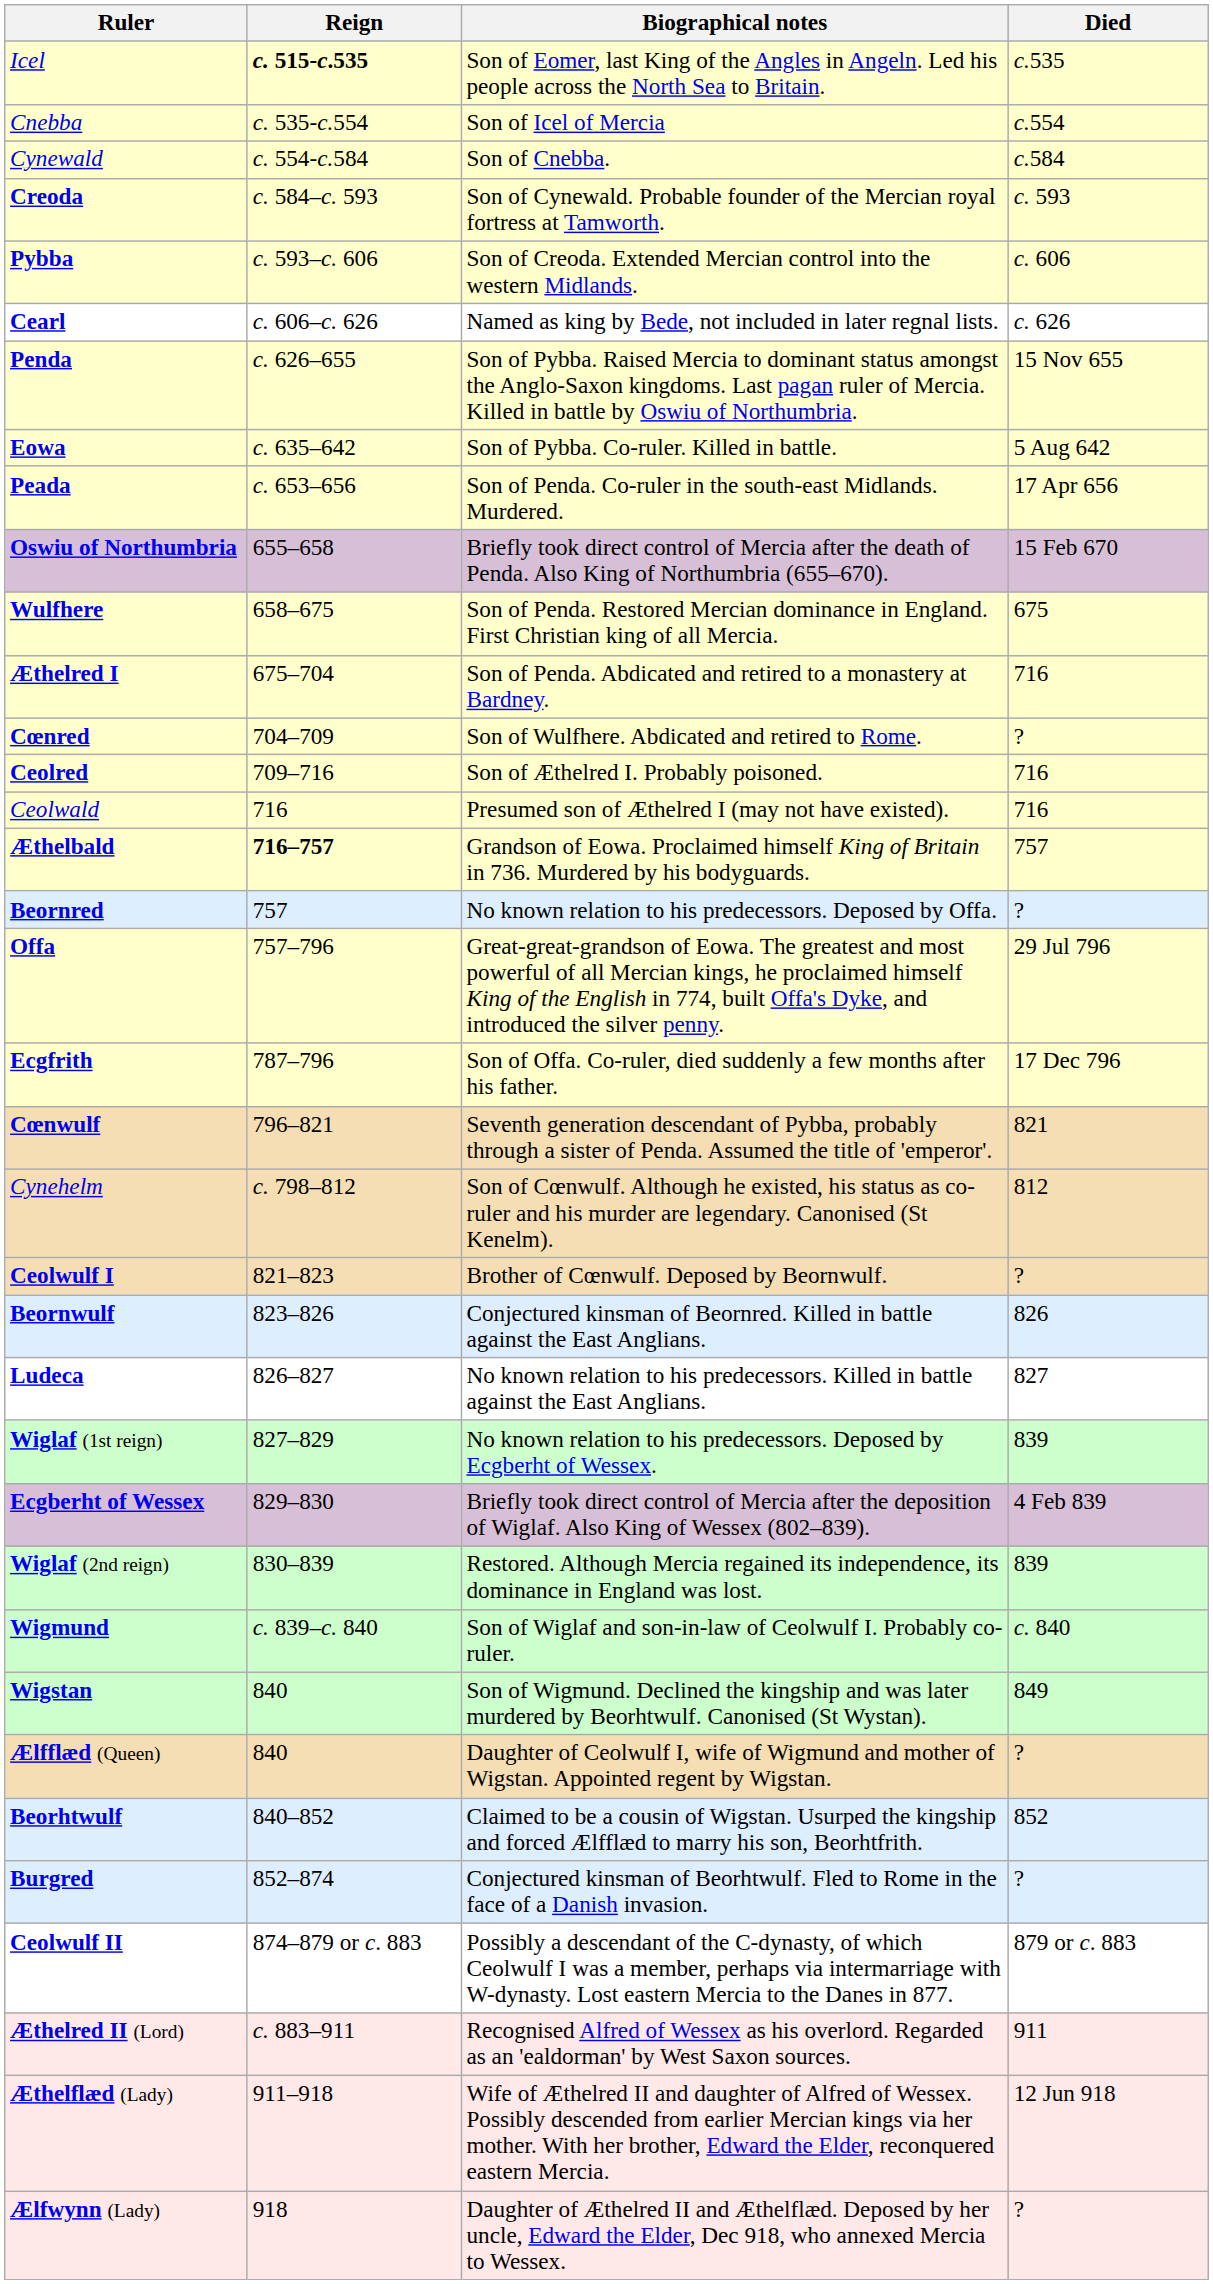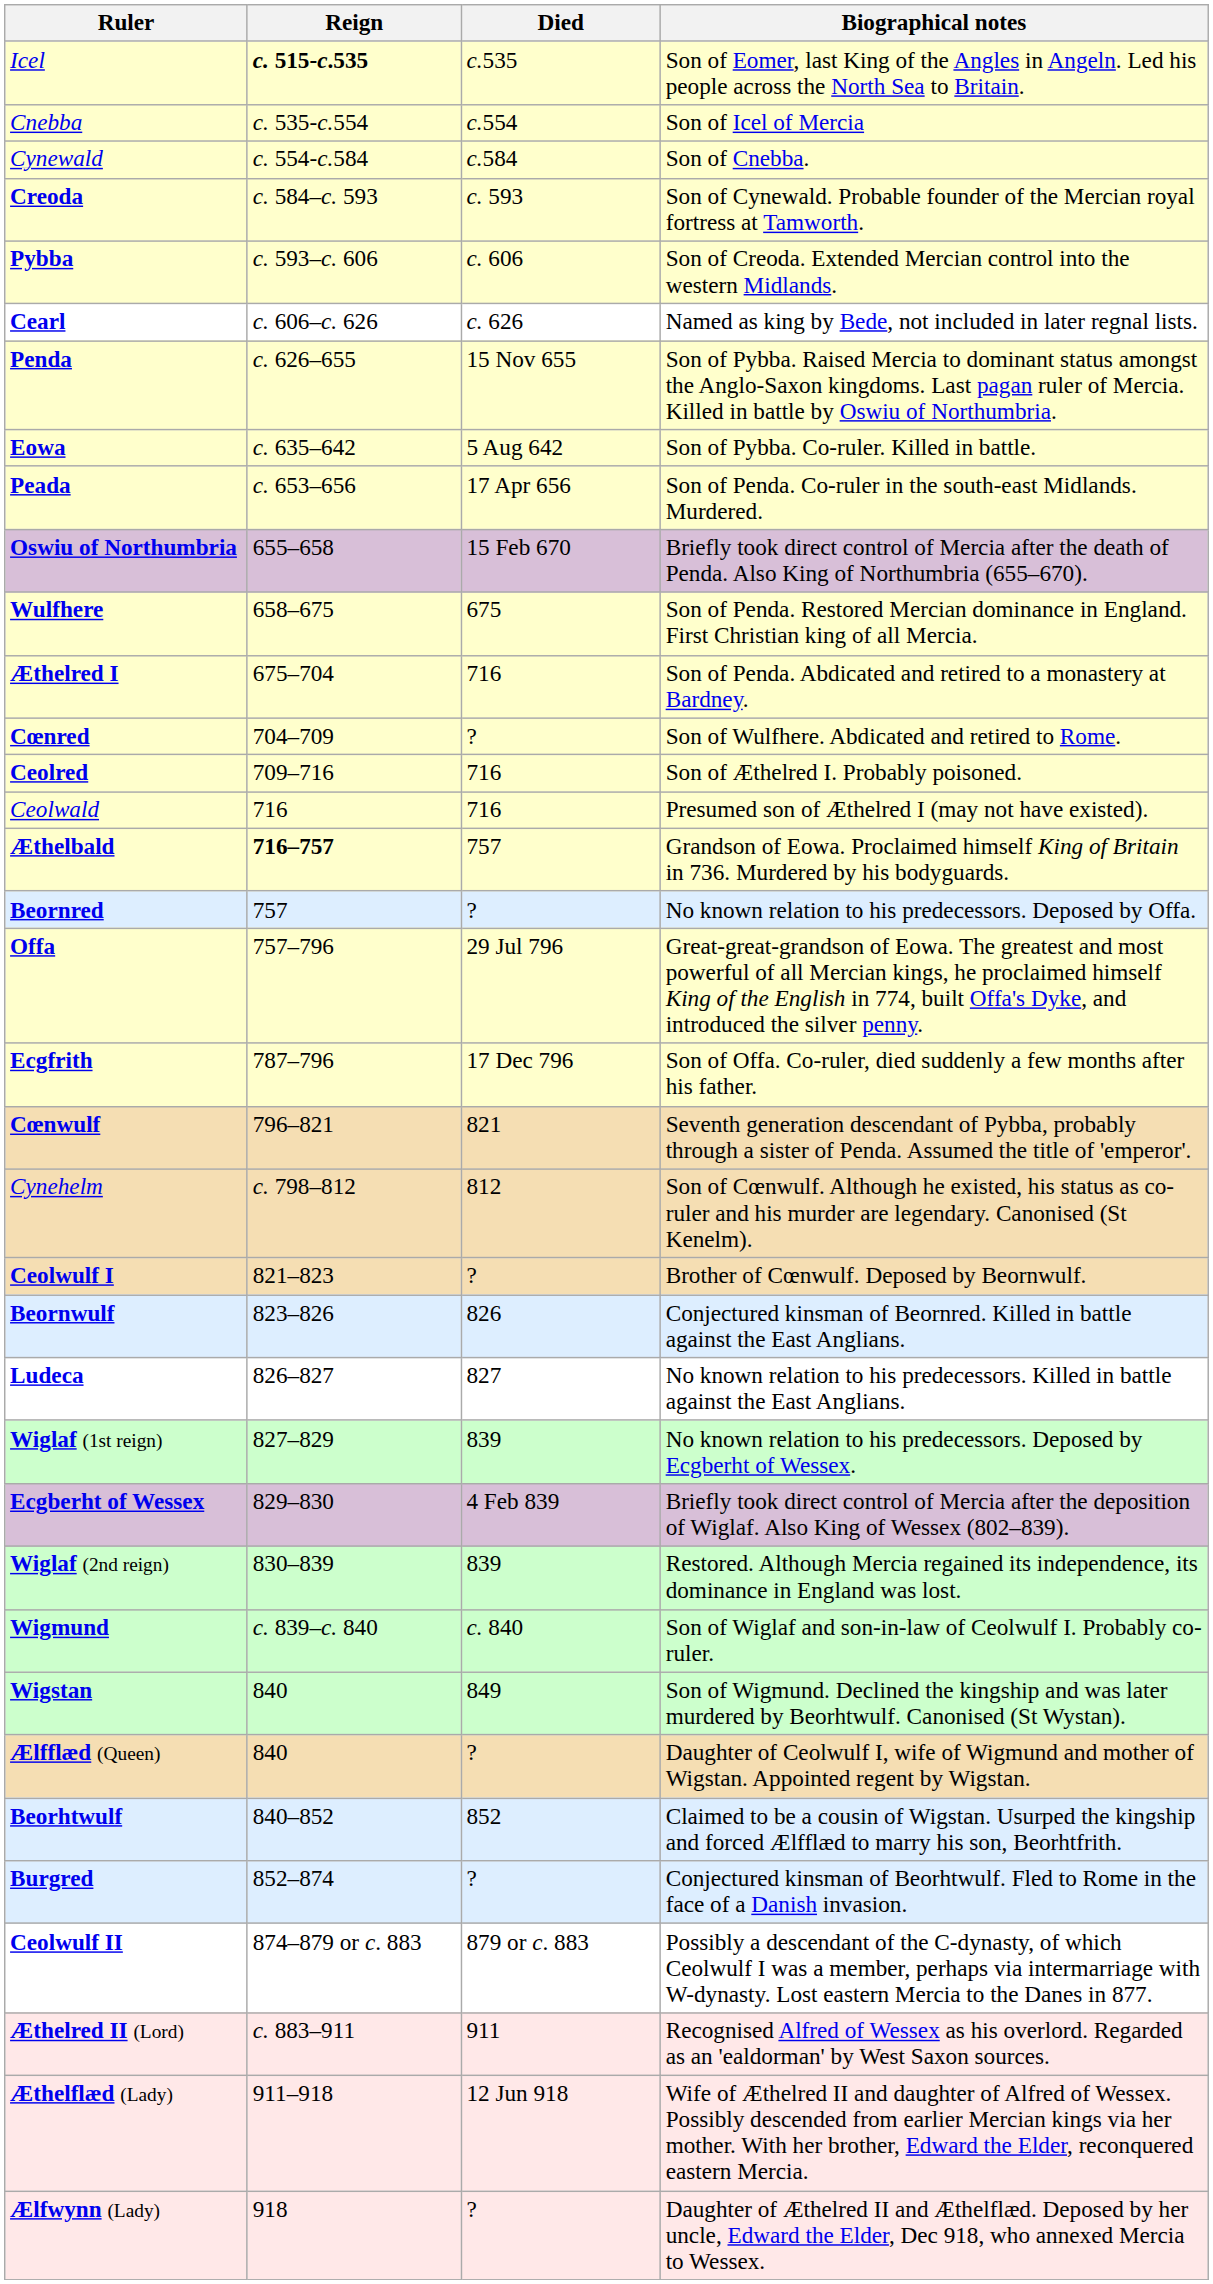columns swapped: (735, 22) <-> (1108, 22)
